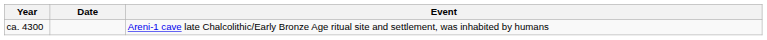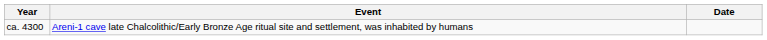columns swapped: (88, 12) <-> (444, 12)
